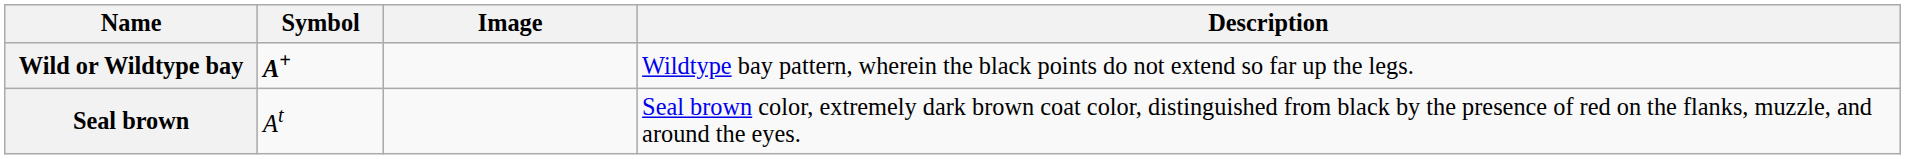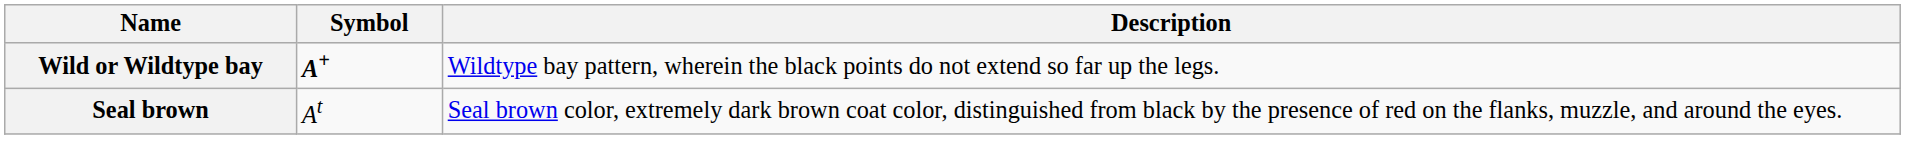- column: (510, 23)
